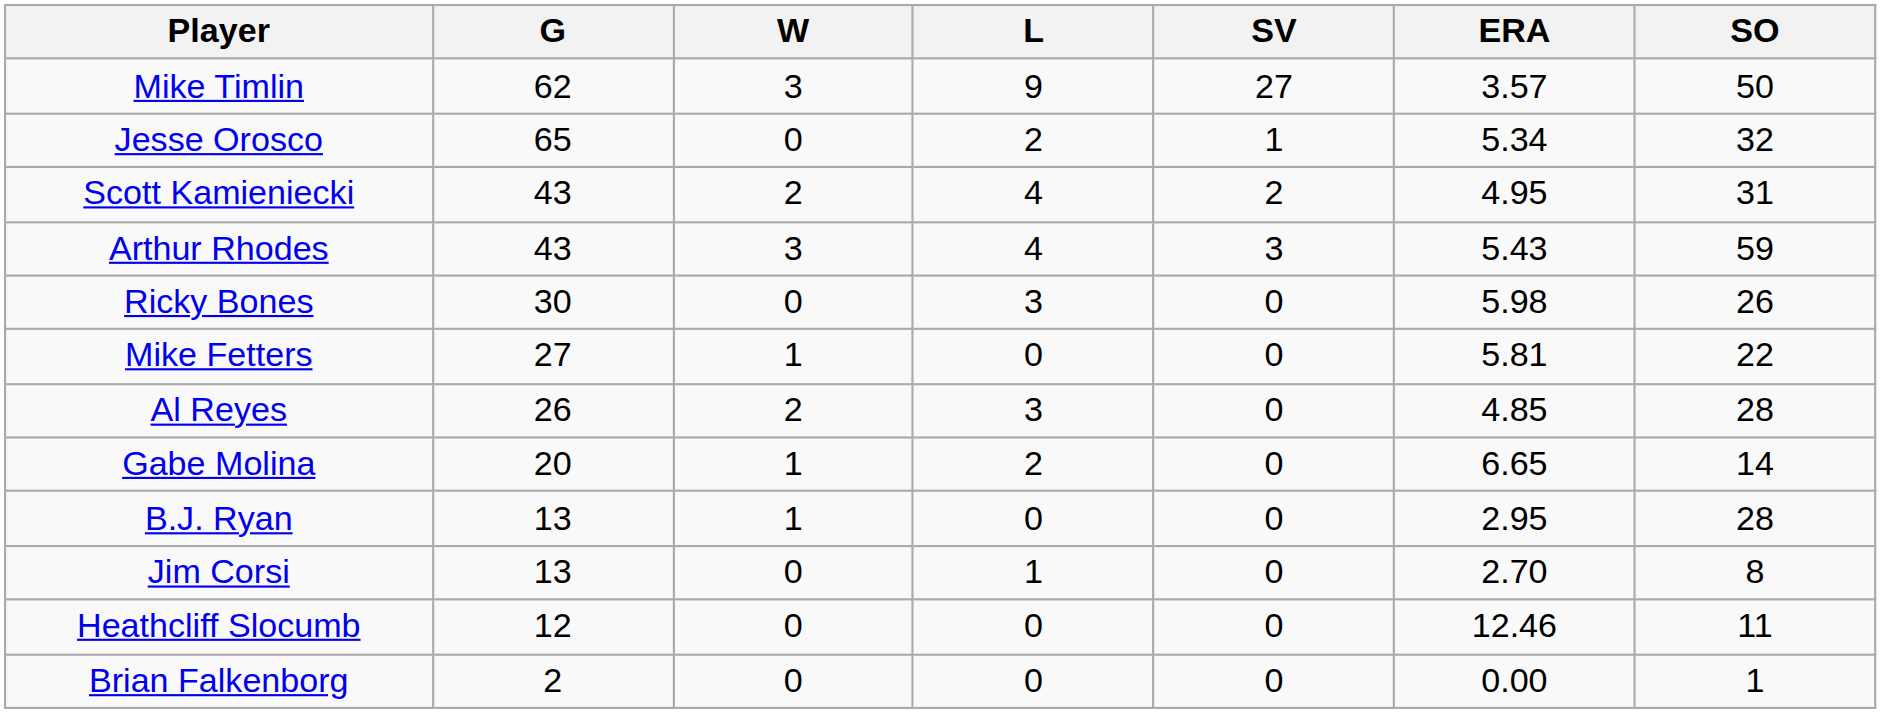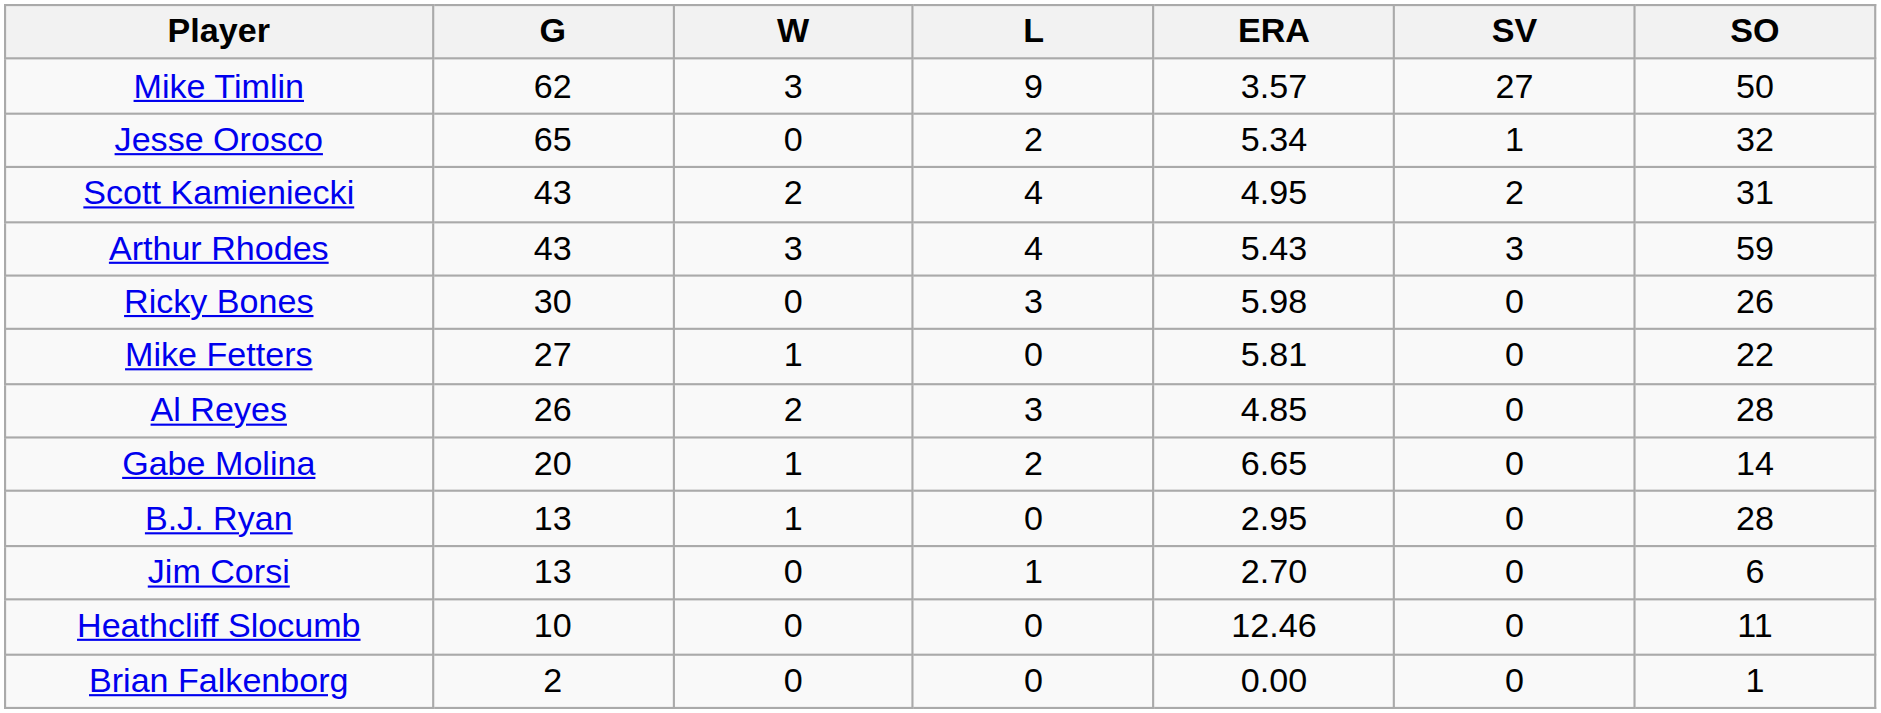columns swapped: (1274, 31) <-> (1514, 31)
(1755, 572) 8 -> (1755, 572) 6
(553, 626) 12 -> (553, 626) 10
